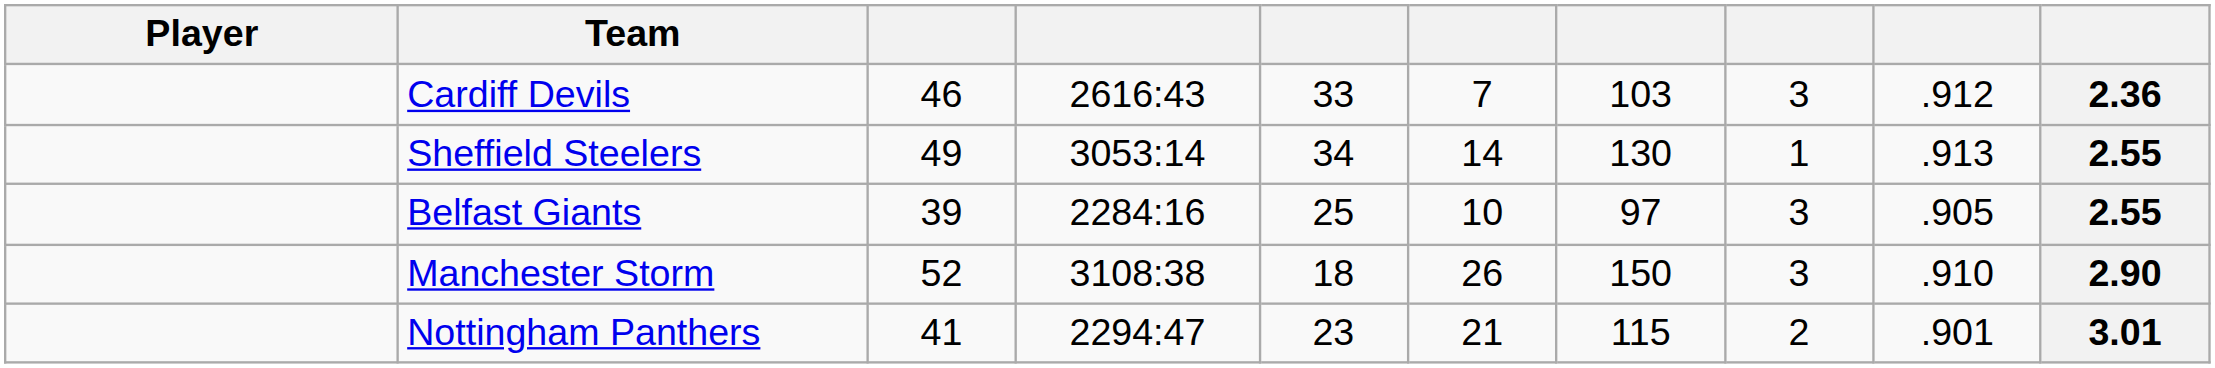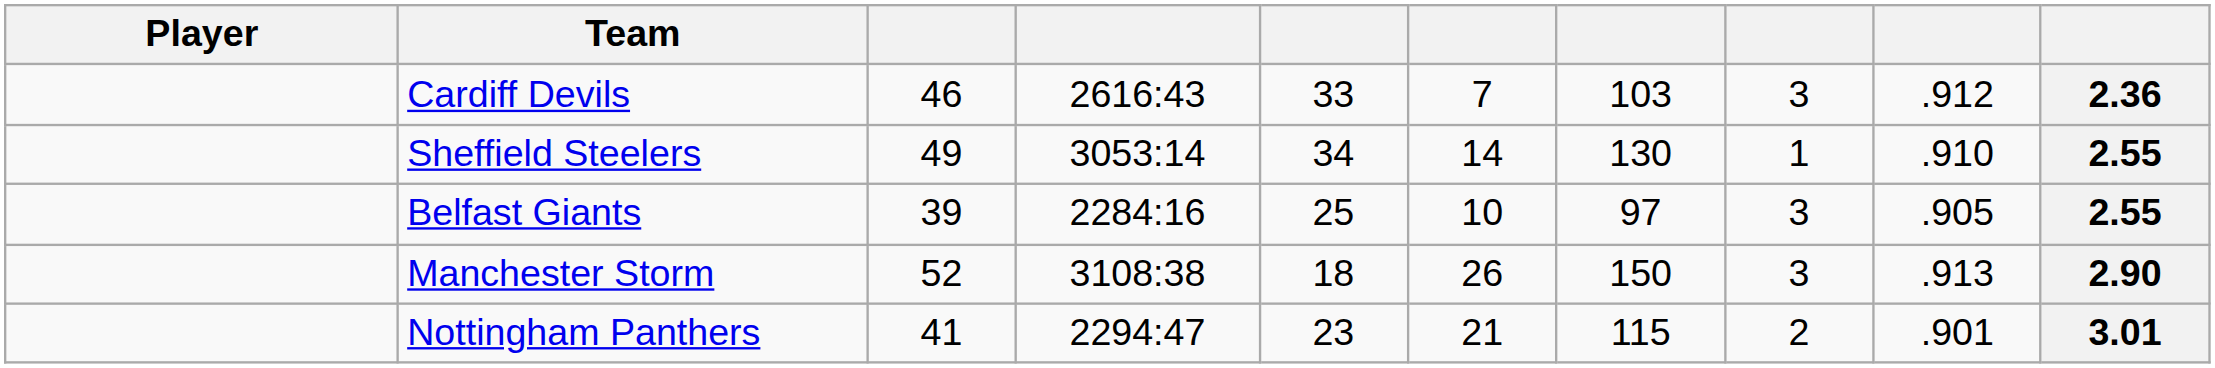(1957, 153) .913 -> (1957, 153) .910
(1957, 272) .910 -> (1957, 272) .913
